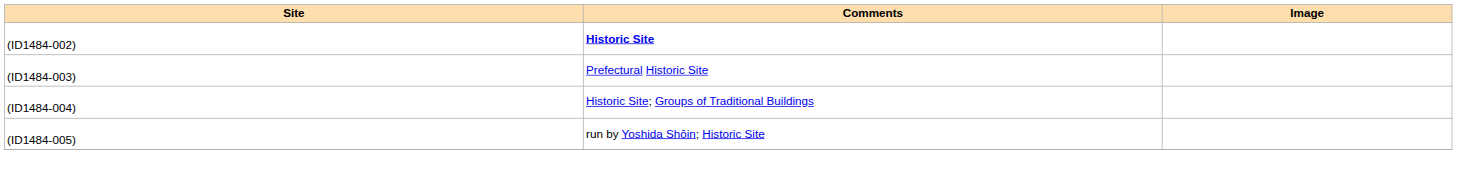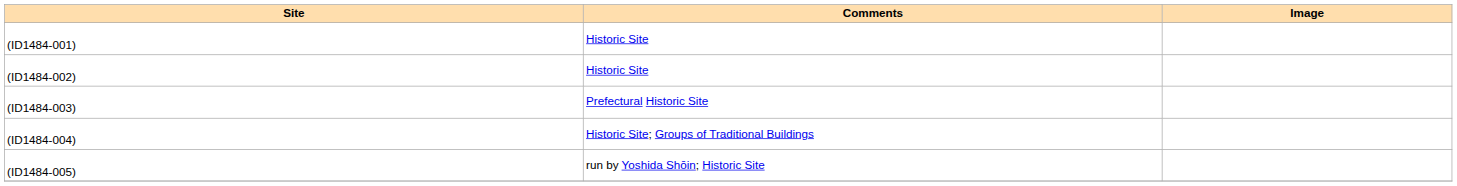+ row: (41, 45)
(620, 38) bold -> (617, 70) normal
